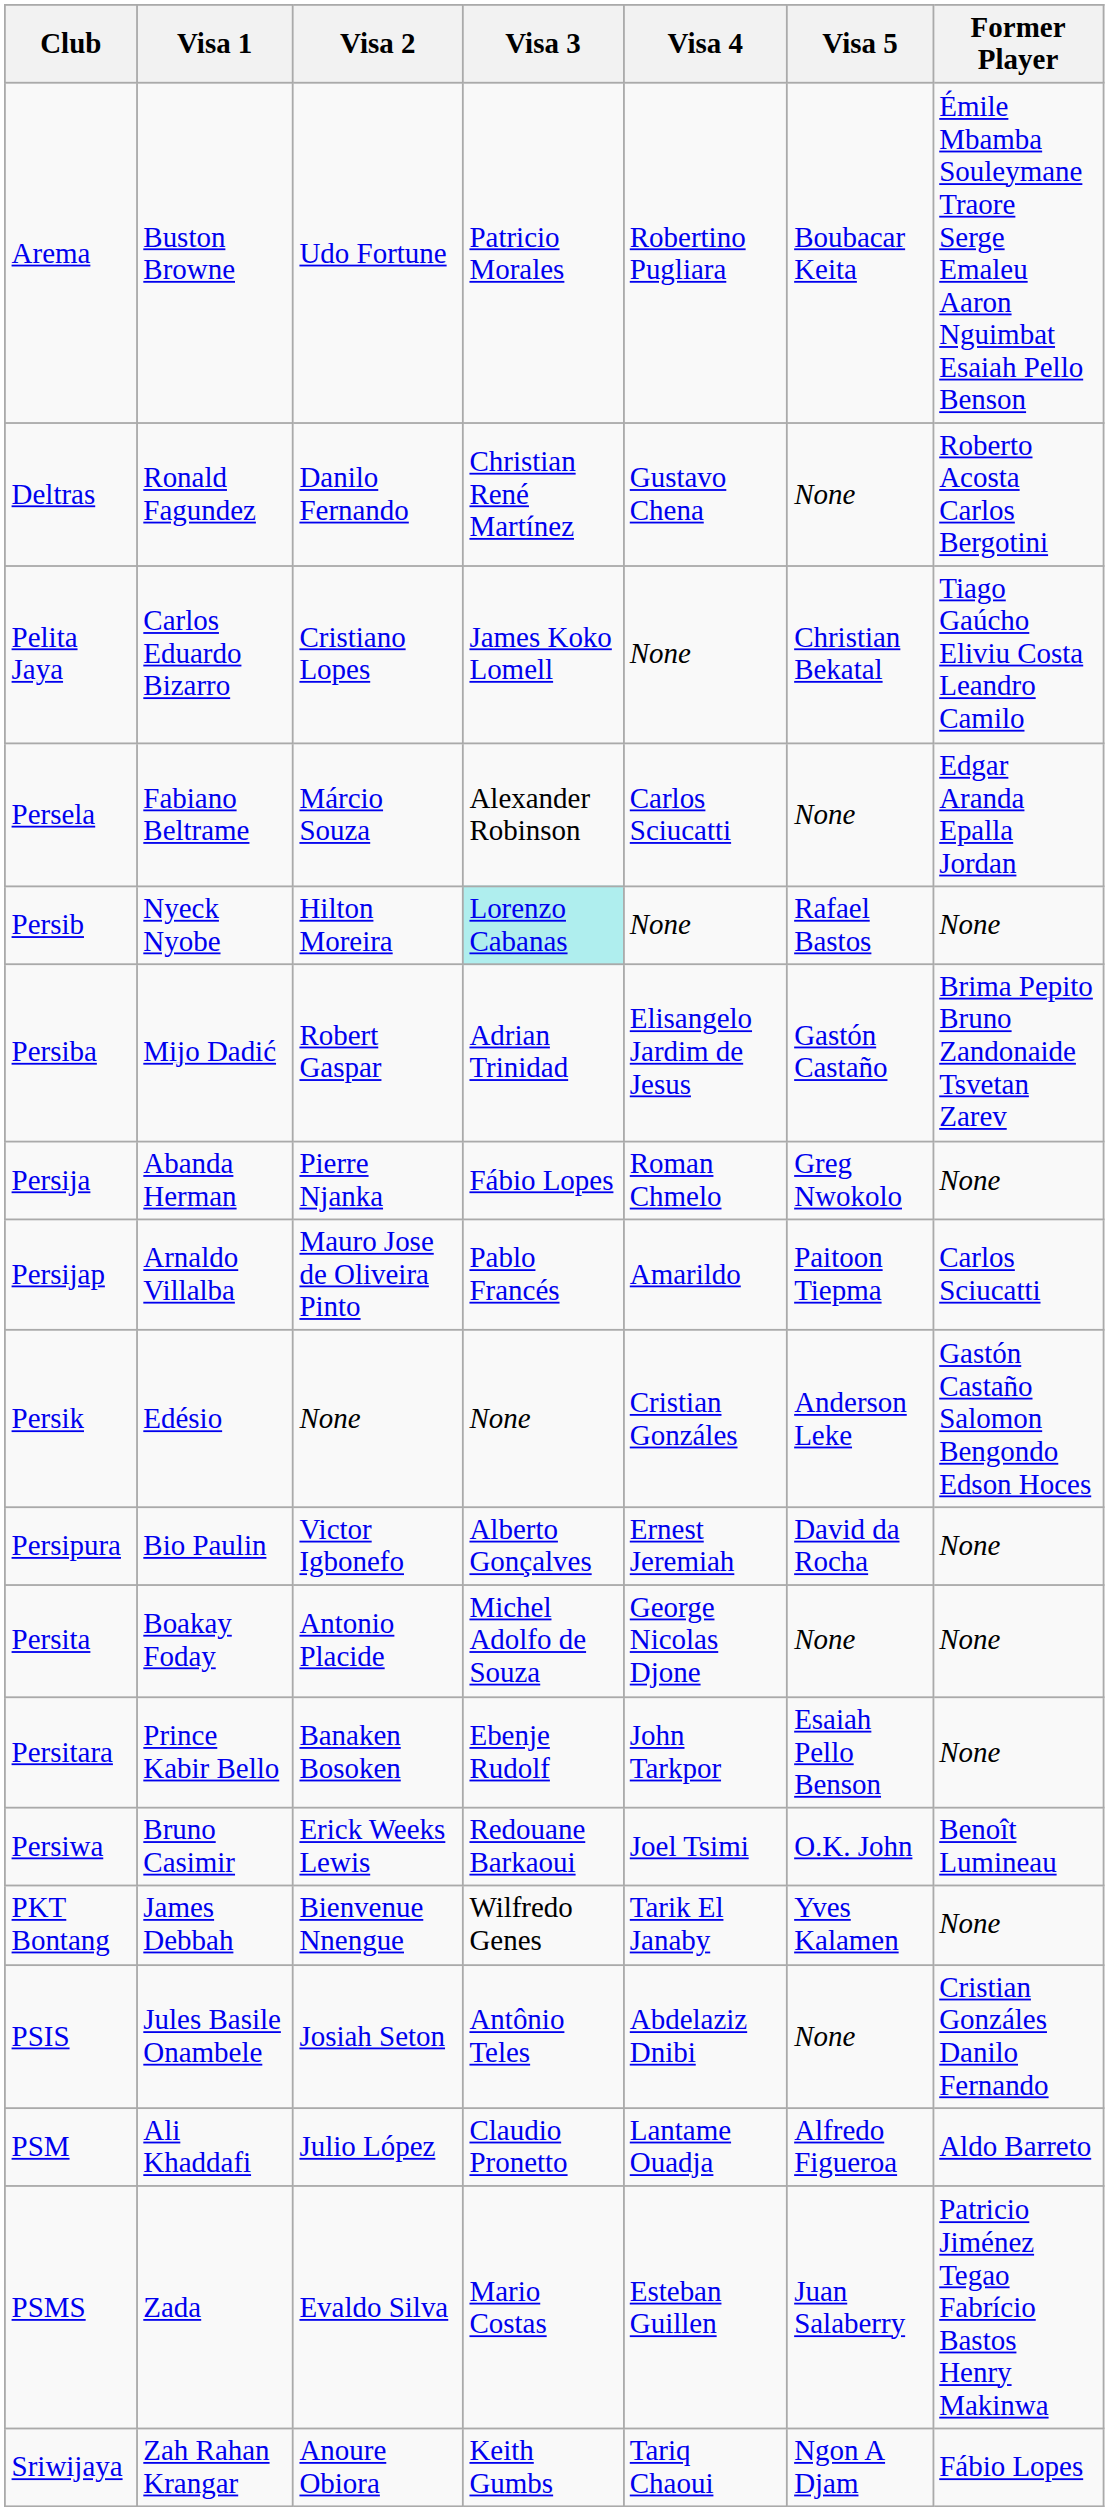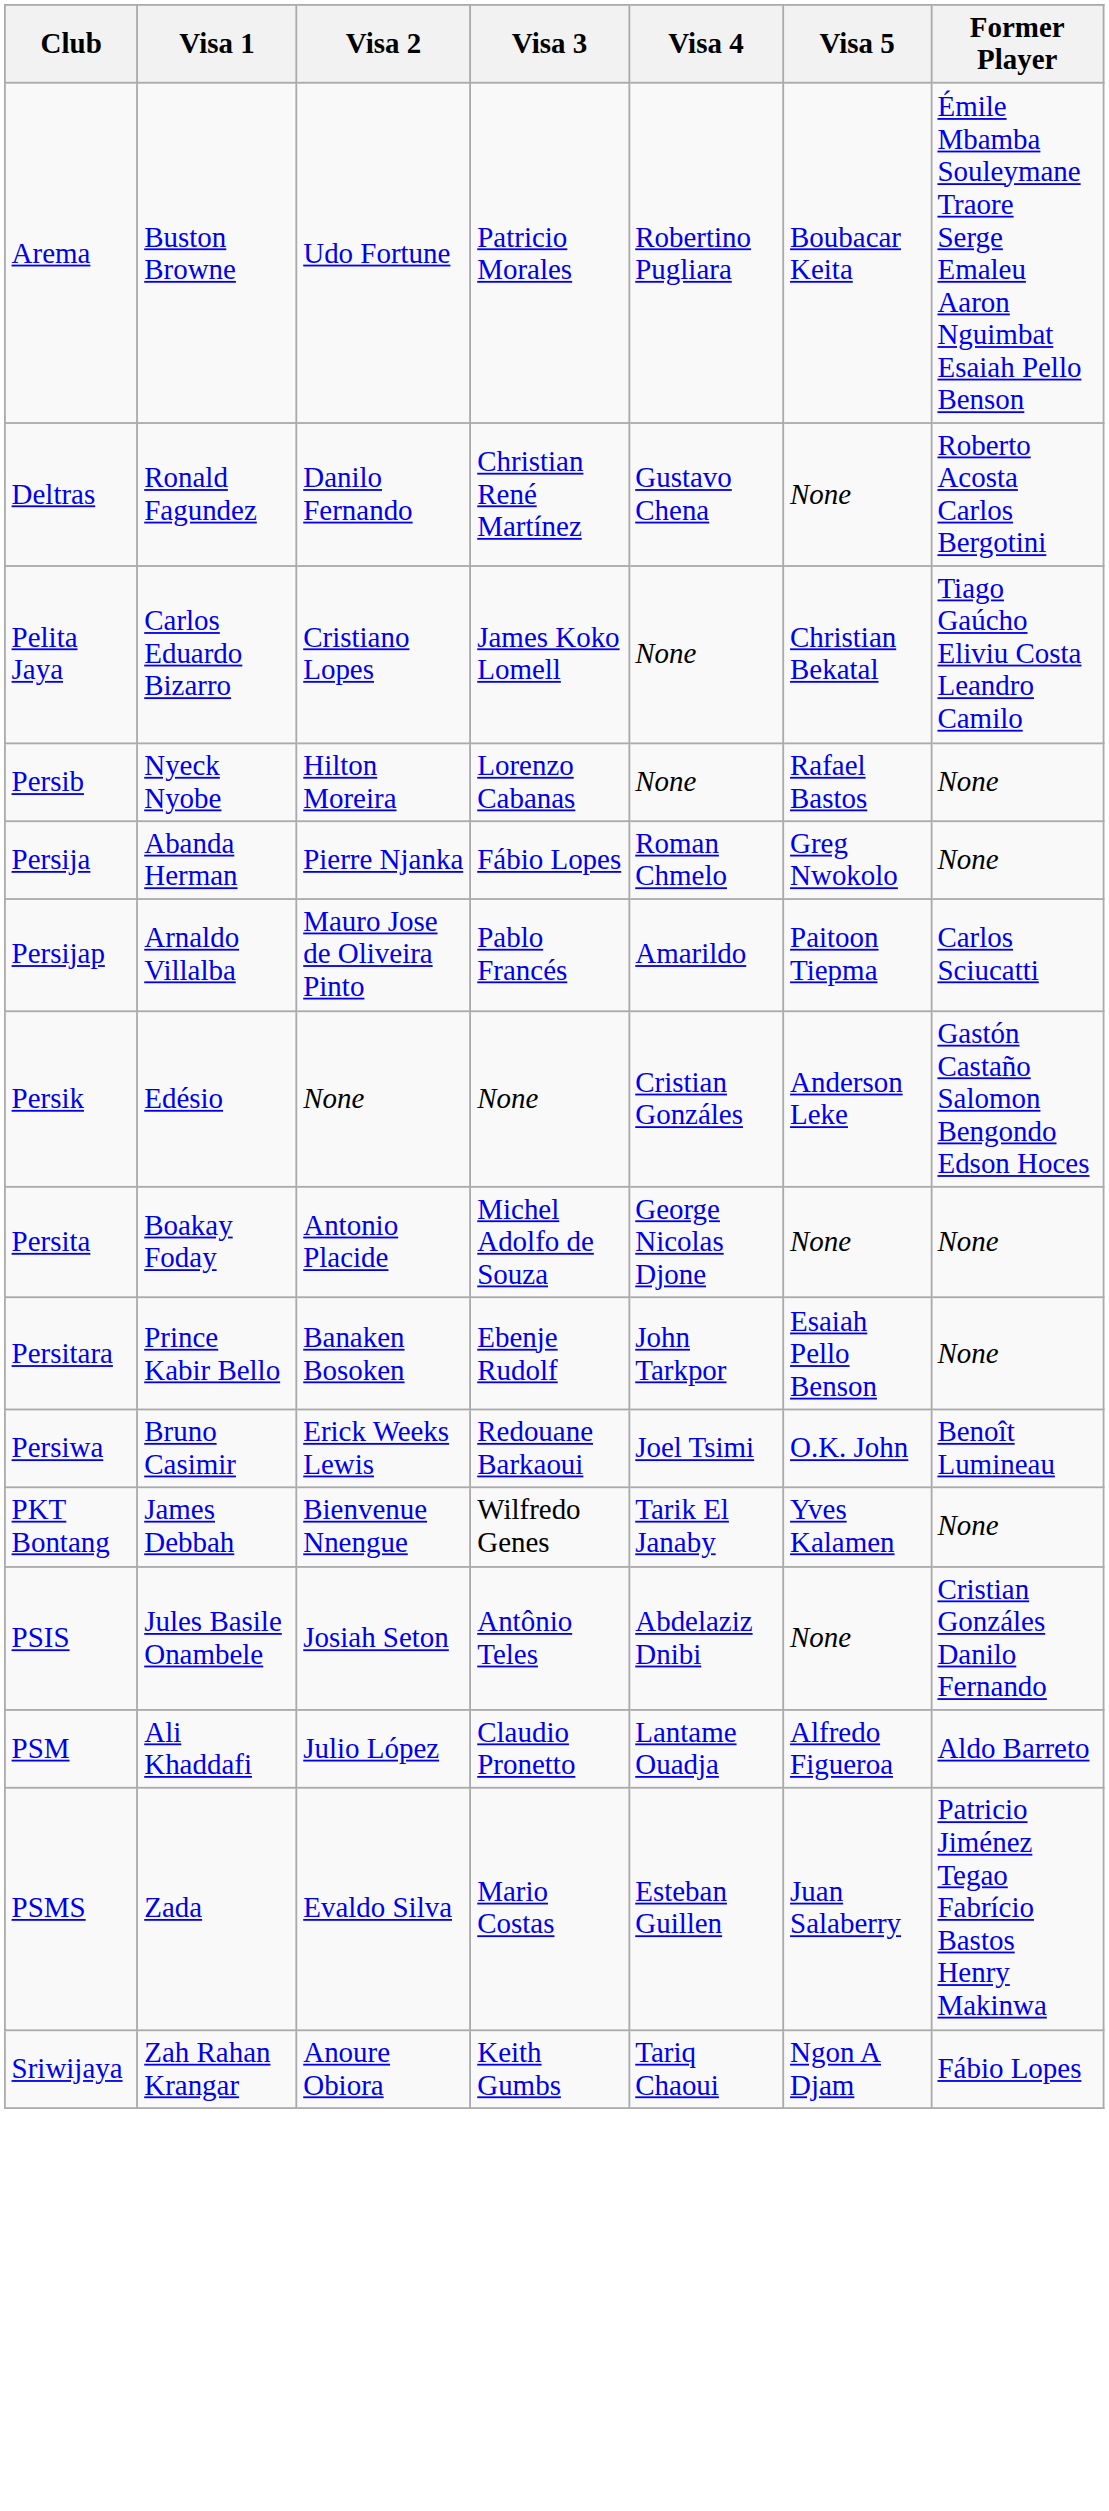- row: (53, 813)
(519, 924) paleturquoise background -> (526, 781) no background
- row: (54, 1052)
- row: (66, 1545)
